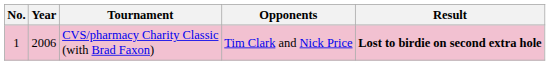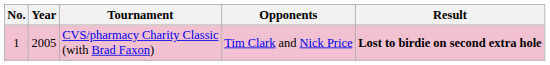(44, 42) 2006 -> (44, 42) 2005
